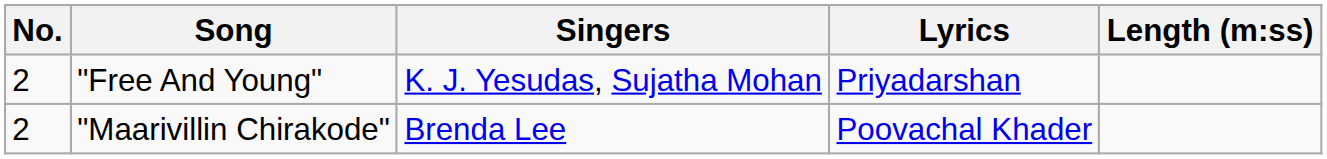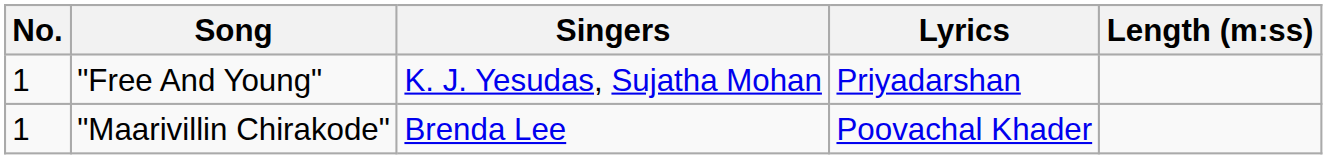(21, 80) 2 -> (21, 80) 1
(21, 129) 2 -> (21, 129) 1
